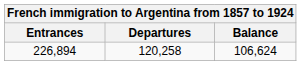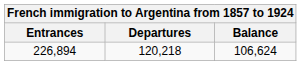(160, 51) 120,258 -> (160, 51) 120,218
